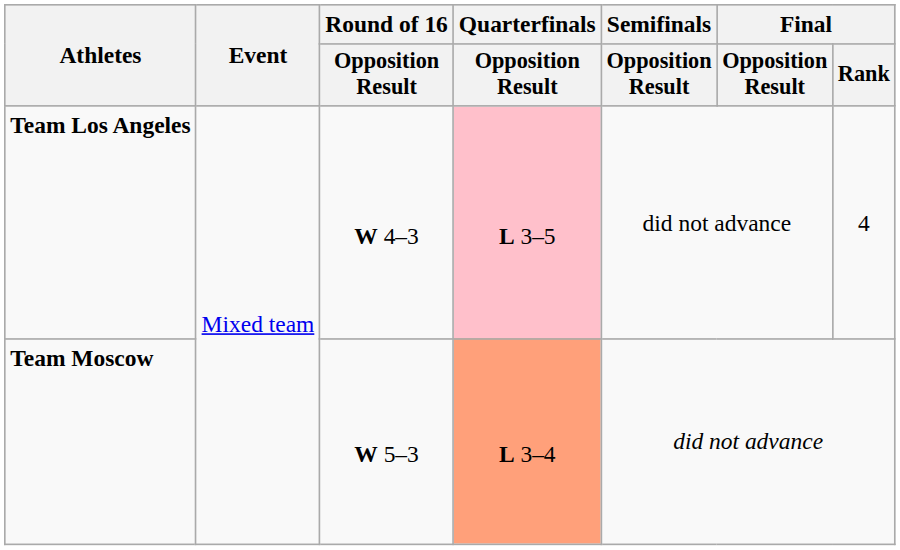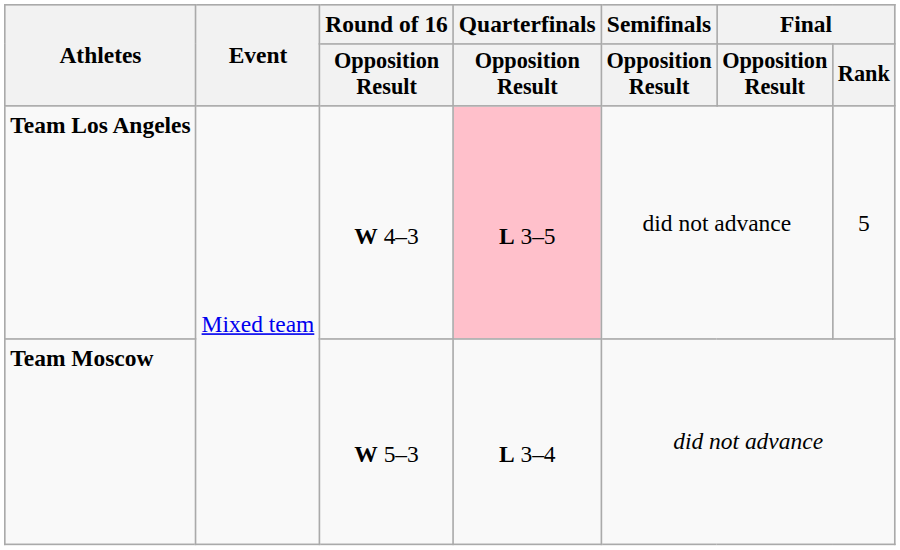(864, 222) 4 -> (864, 222) 5
(527, 455) lightsalmon background -> (527, 455) no background
